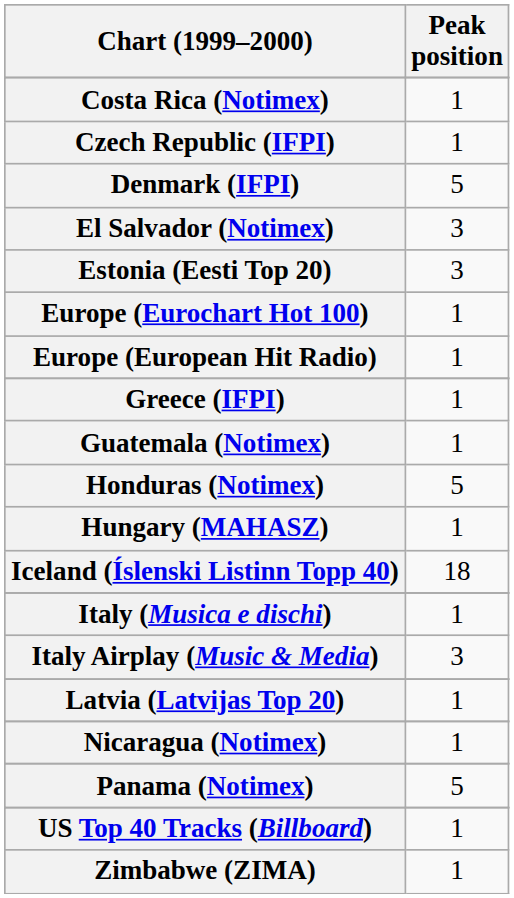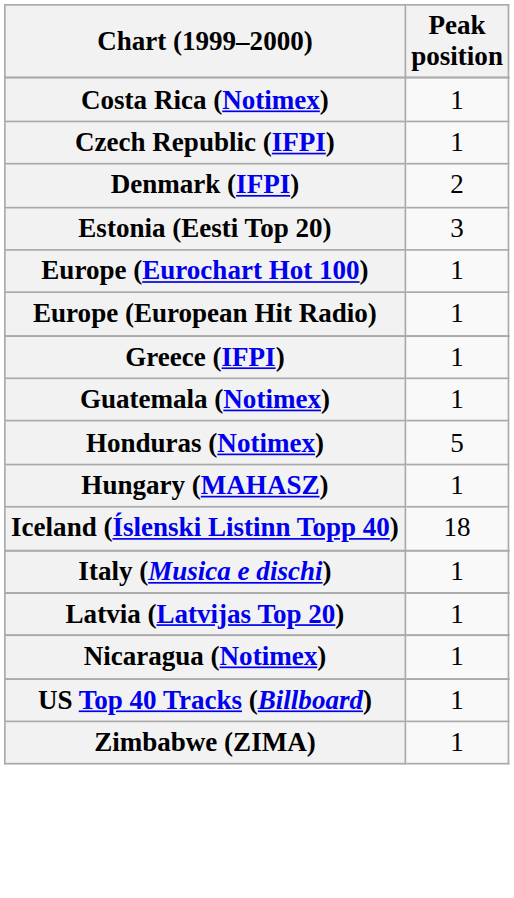(457, 185) 5 -> (457, 185) 2
- row: (205, 227)
- row: (205, 656)
- row: (205, 785)
